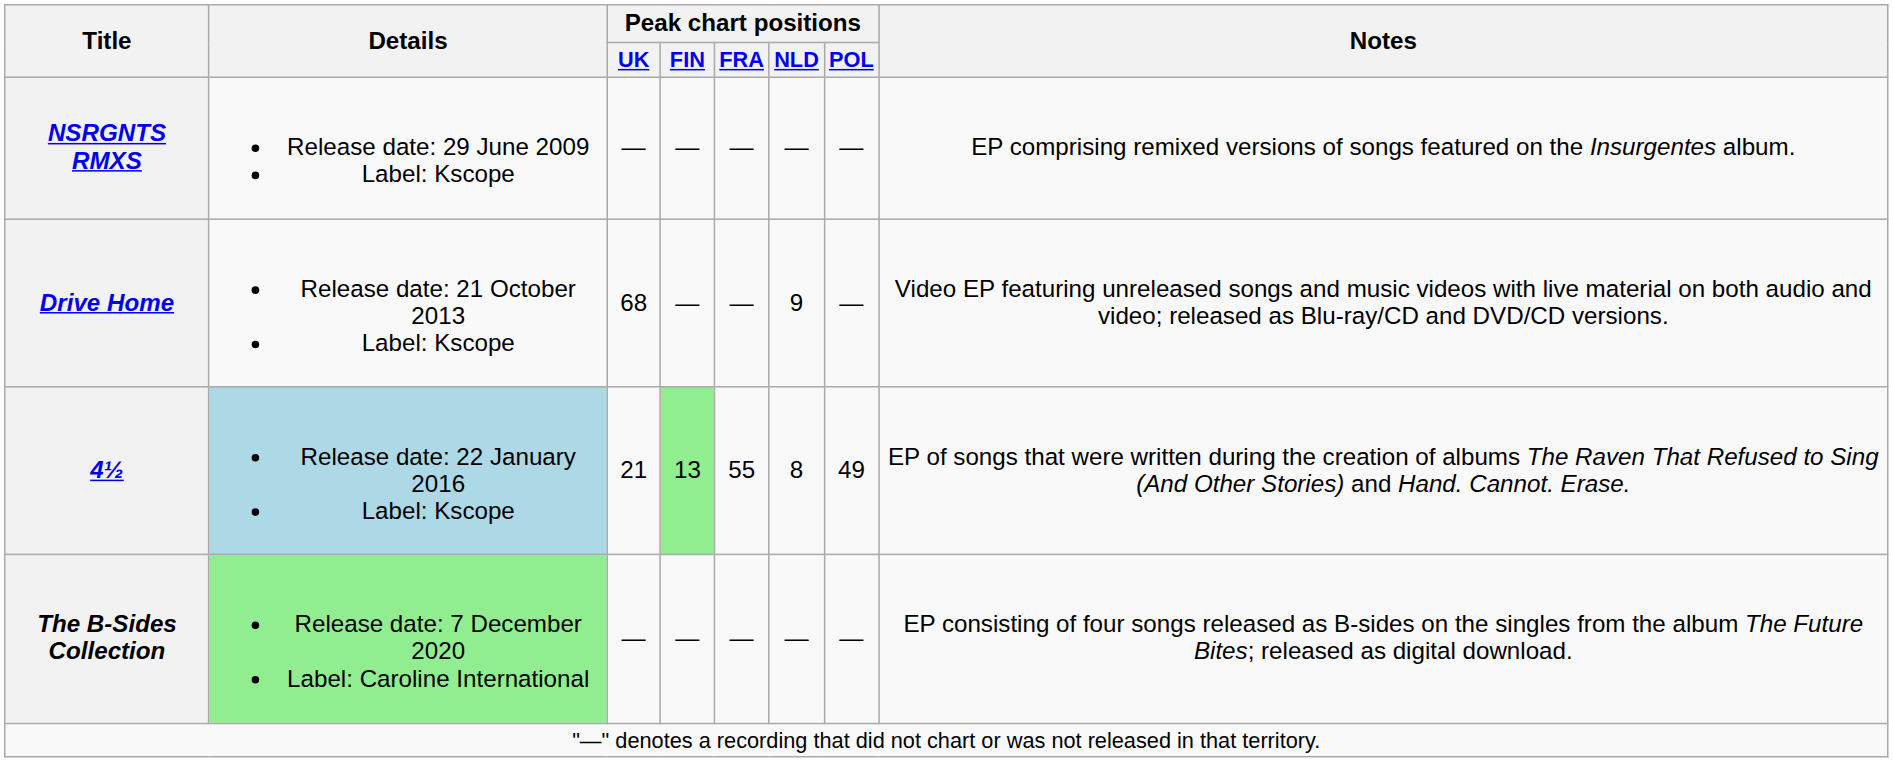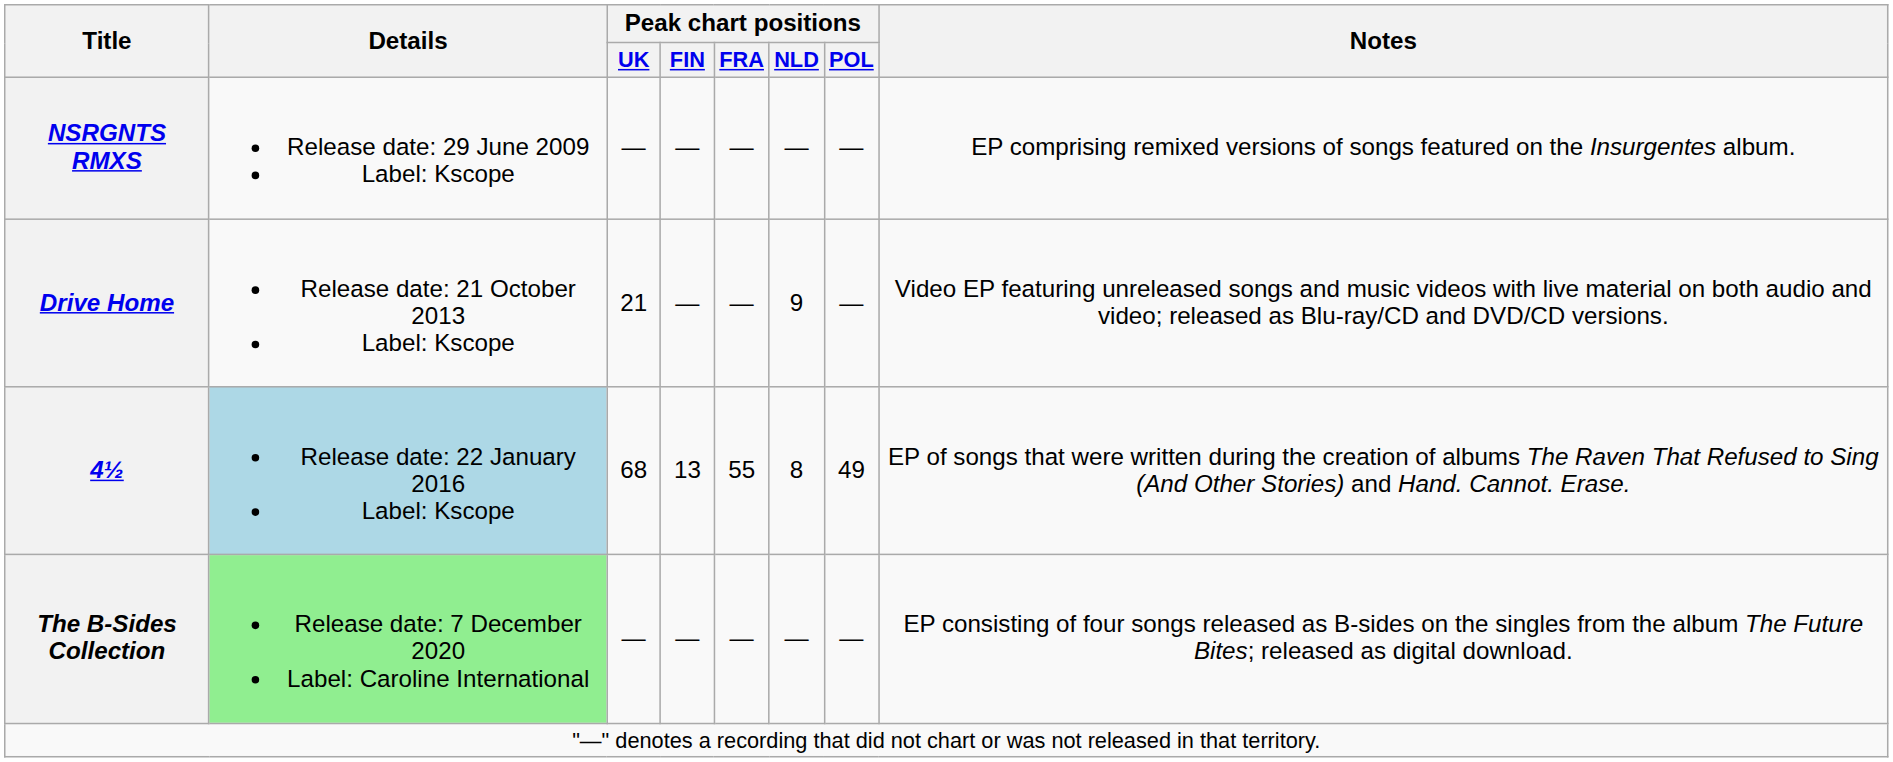(634, 302) 68 -> (634, 302) 21
(634, 470) 21 -> (634, 470) 68
(687, 470) lightgreen background -> (687, 470) no background
